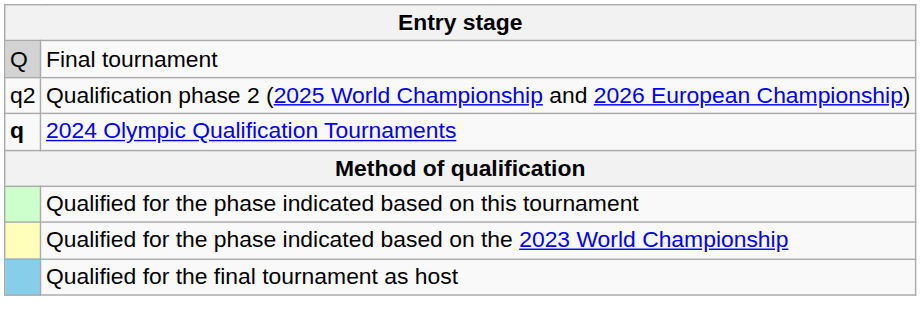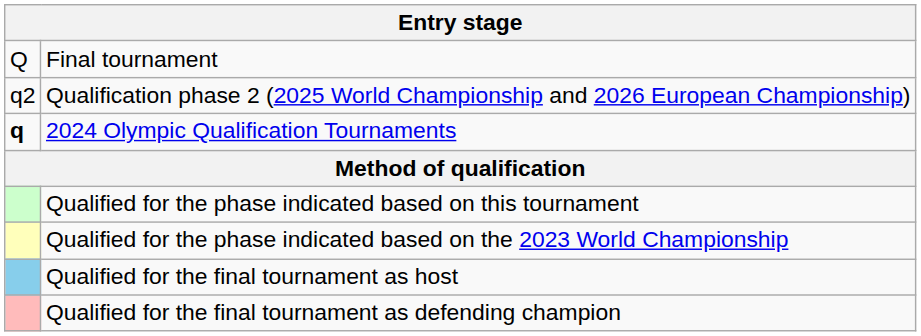(19, 58) lightgrey background -> (19, 58) no background
+ row: (333, 312)
